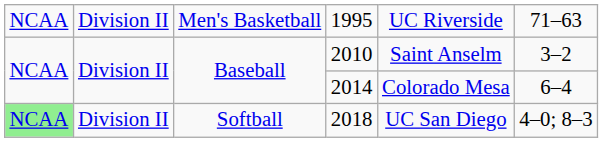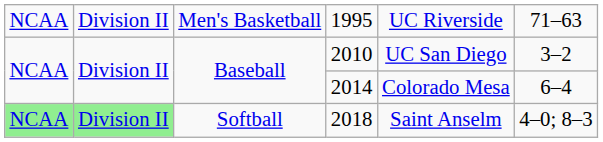(446, 53) Saint Anselm -> (446, 53) UC San Diego
(123, 119) no background -> (123, 119) lightgreen background
(446, 119) UC San Diego -> (446, 119) Saint Anselm
